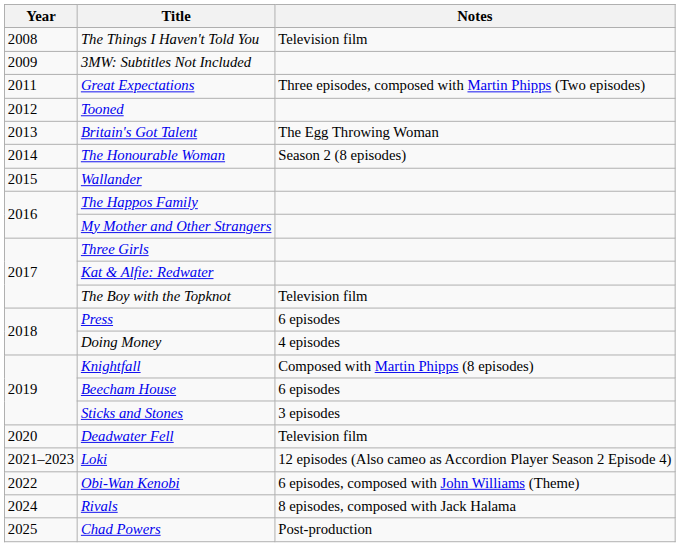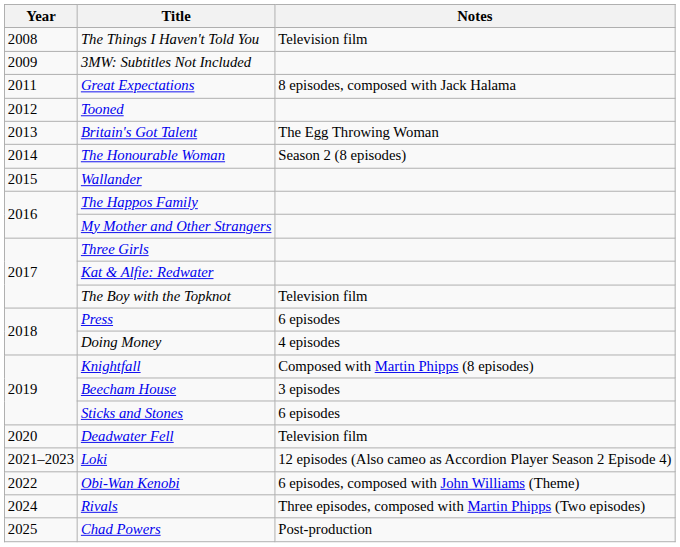(462, 86) Three episodes, composed with Martin Phipps (Two episodes) -> (397, 86) 8 episodes, composed with Jack Halama
(309, 389) 6 episodes -> (309, 389) 3 episodes
(309, 413) 3 episodes -> (309, 413) 6 episodes
(397, 506) 8 episodes, composed with Jack Halama -> (462, 506) Three episodes, composed with Martin Phipps (Two episodes)
